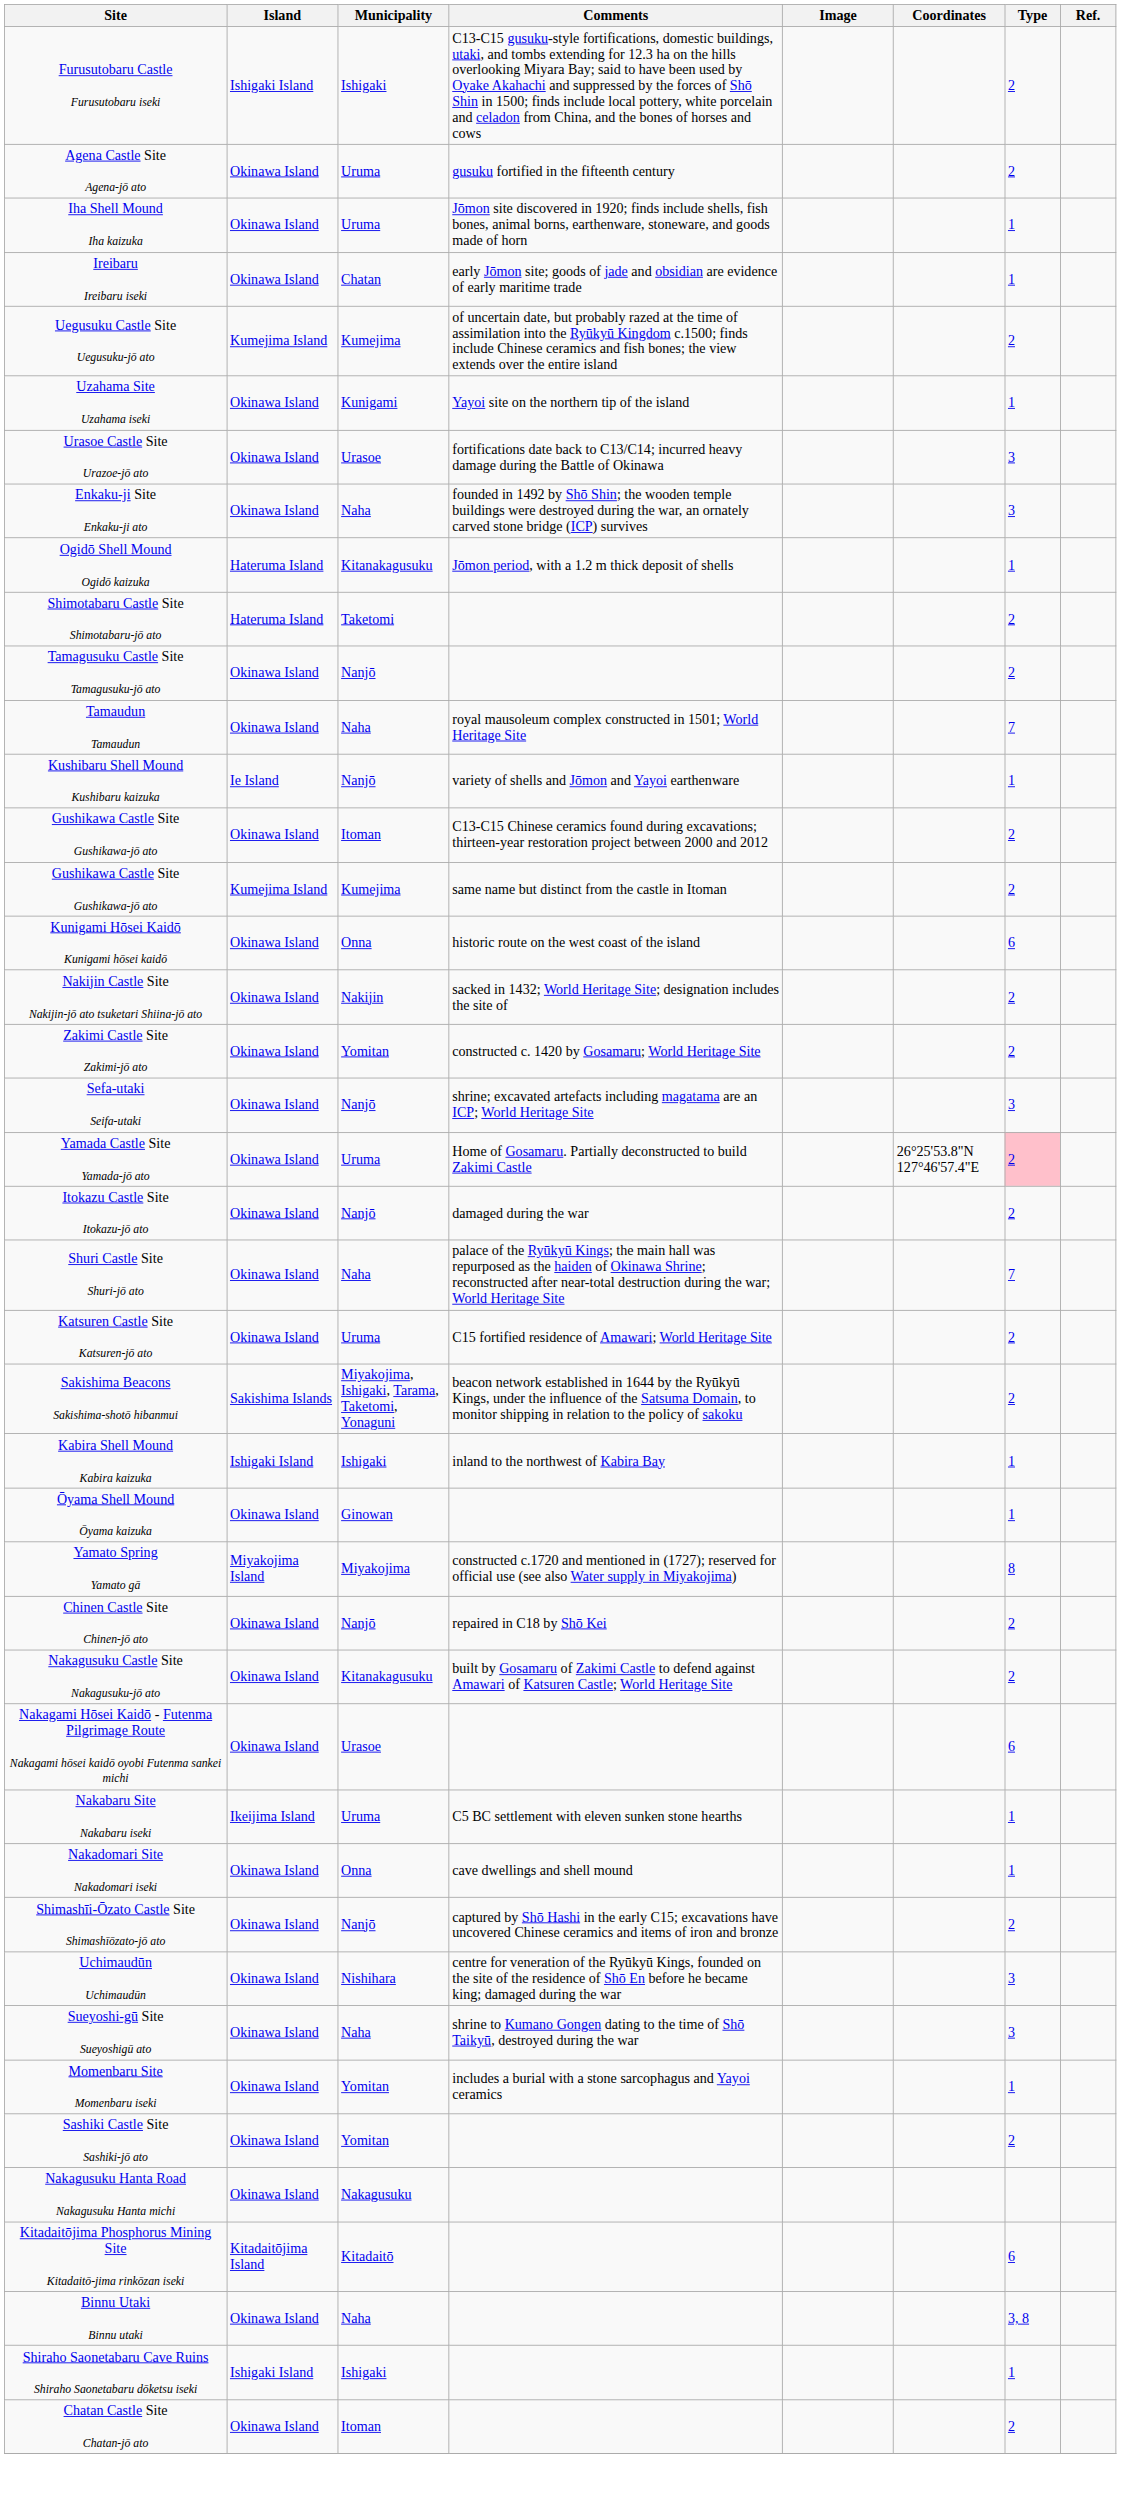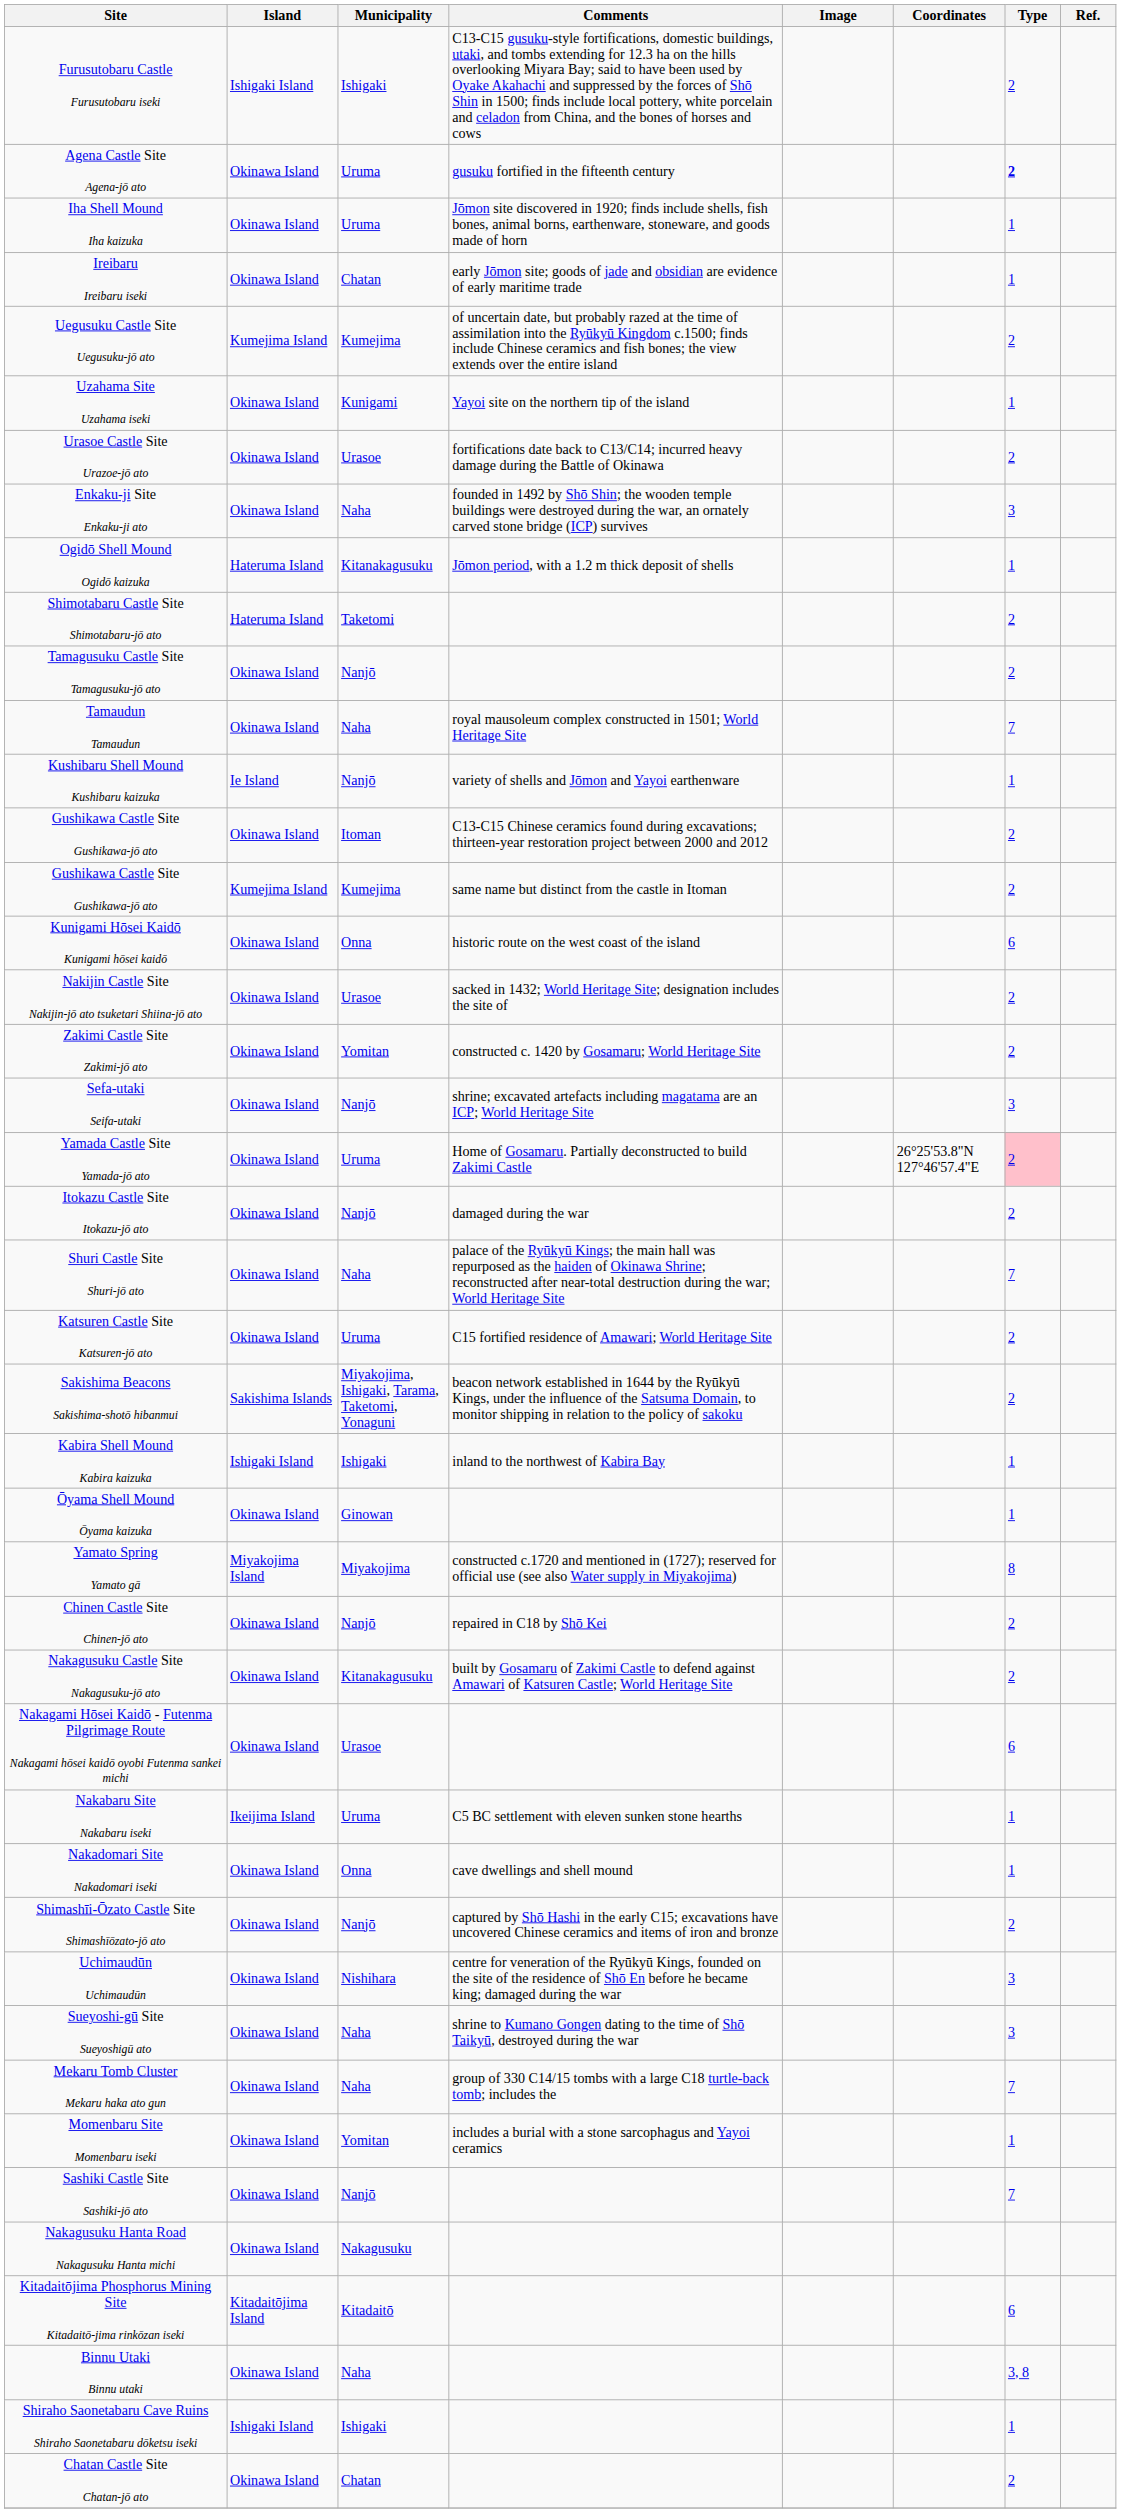(1011, 171) normal -> (1011, 171) bold
(1011, 457) 3 -> (1011, 457) 2
(362, 997) Nakijin -> (361, 997) Urasoe
+ row: (116, 2086)
(365, 2140) Yomitan -> (358, 2194) Nanjō
(1011, 2140) 2 -> (1011, 2194) 7
(361, 2426) Itoman -> (361, 2480) Chatan
